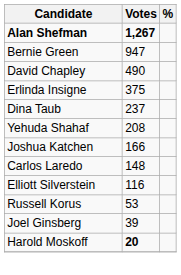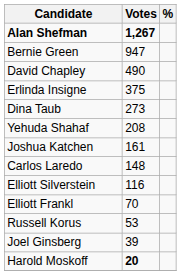(135, 109) 237 -> (135, 109) 273
(135, 147) 166 -> (135, 147) 161
+ row: (40, 204)
